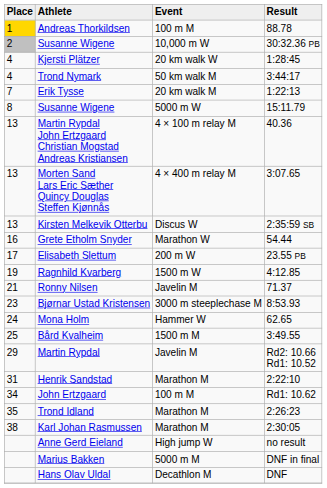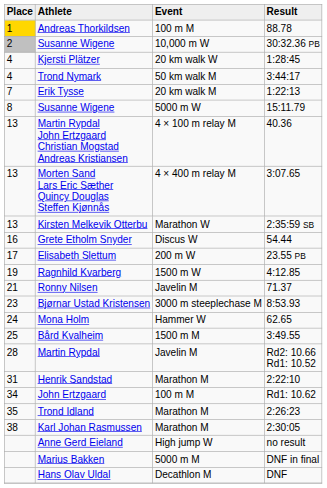(176, 224) Discus W -> (182, 224) Marathon W
(182, 240) Marathon W -> (176, 240) Discus W
(12, 352) 29 -> (12, 352) 28
